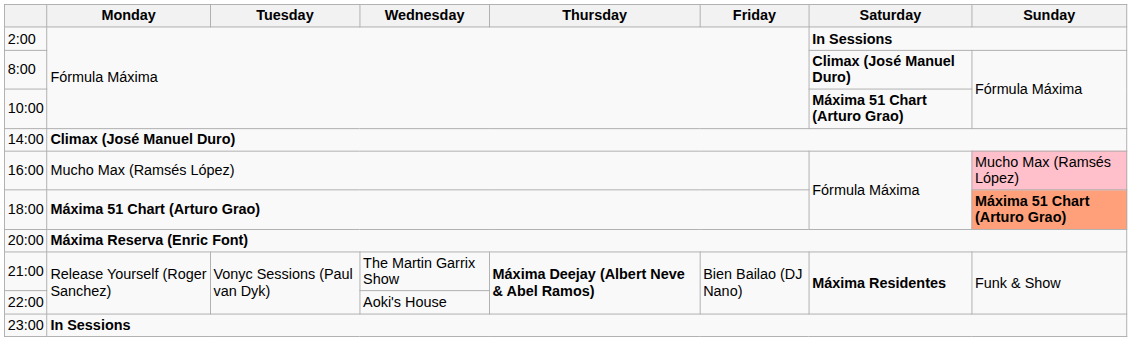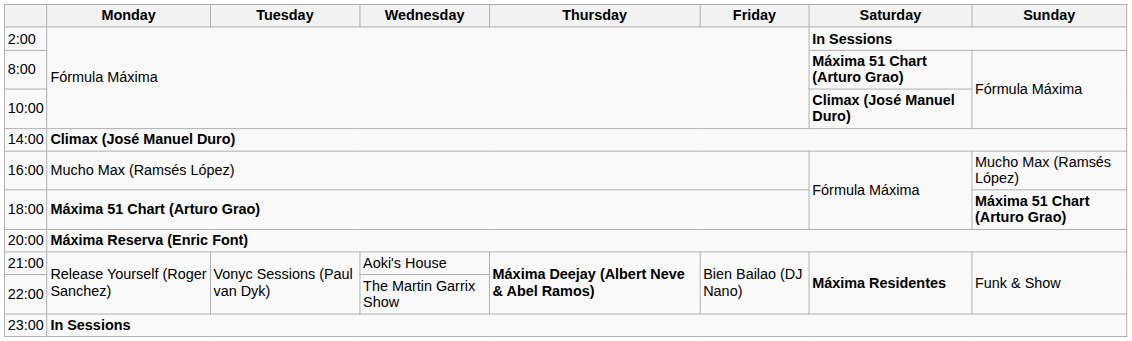(884, 69) Climax (José Manuel Duro) -> (870, 69) Máxima 51 Chart (Arturo Grao)
(870, 108) Máxima 51 Chart (Arturo Grao) -> (884, 108) Climax (José Manuel Duro)
(1043, 170) pink background -> (1043, 170) no background
(1032, 209) lightsalmon background -> (1032, 209) no background
(419, 271) The Martin Garrix Show -> (405, 263) Aoki's House
(405, 302) Aoki's House -> (419, 294) The Martin Garrix Show
